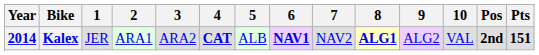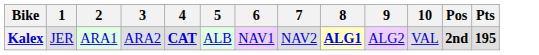- column: (22, 15)
(291, 38) bold -> (256, 38) normal
(520, 38) 151 -> (485, 38) 195
